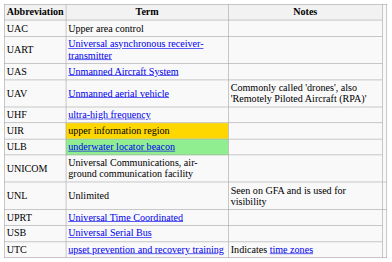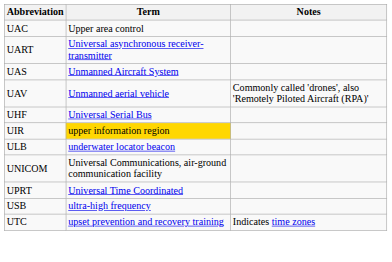(110, 115) ultra-high frequency -> (110, 115) Universal Serial Bus
(122, 147) lightgreen background -> (122, 147) no background
- row: (17, 196)
(110, 233) Universal Serial Bus -> (110, 206) ultra-high frequency
